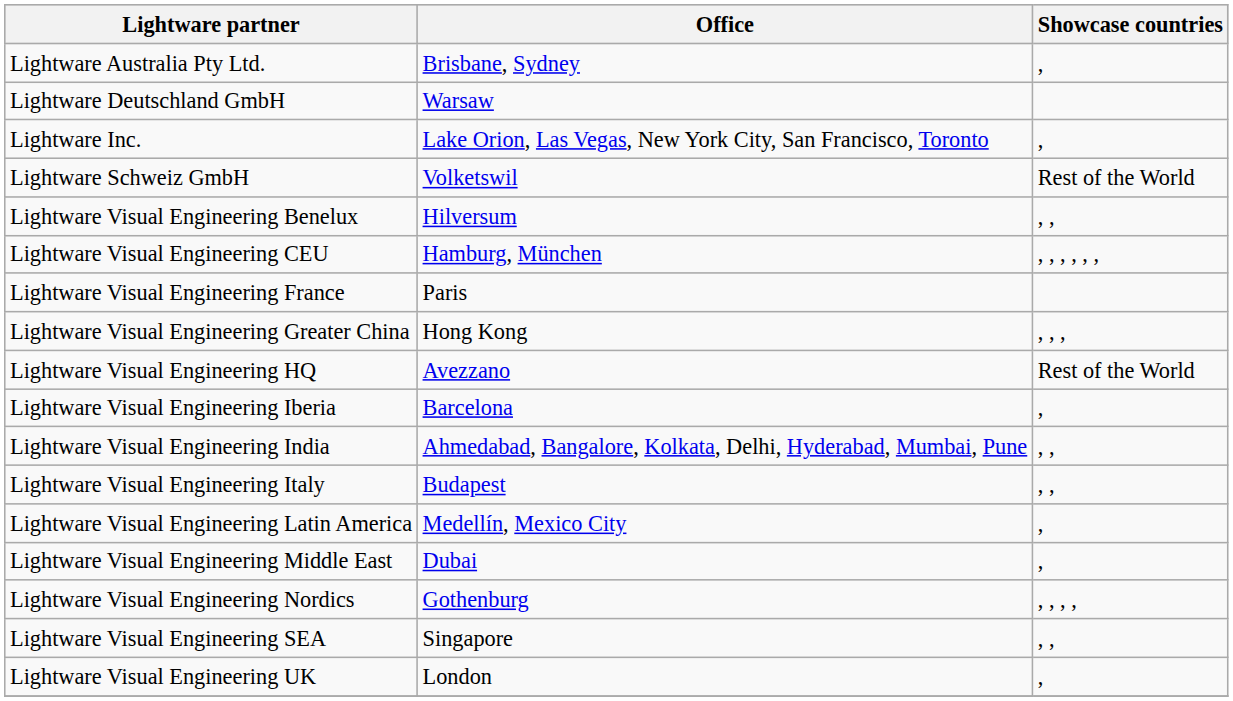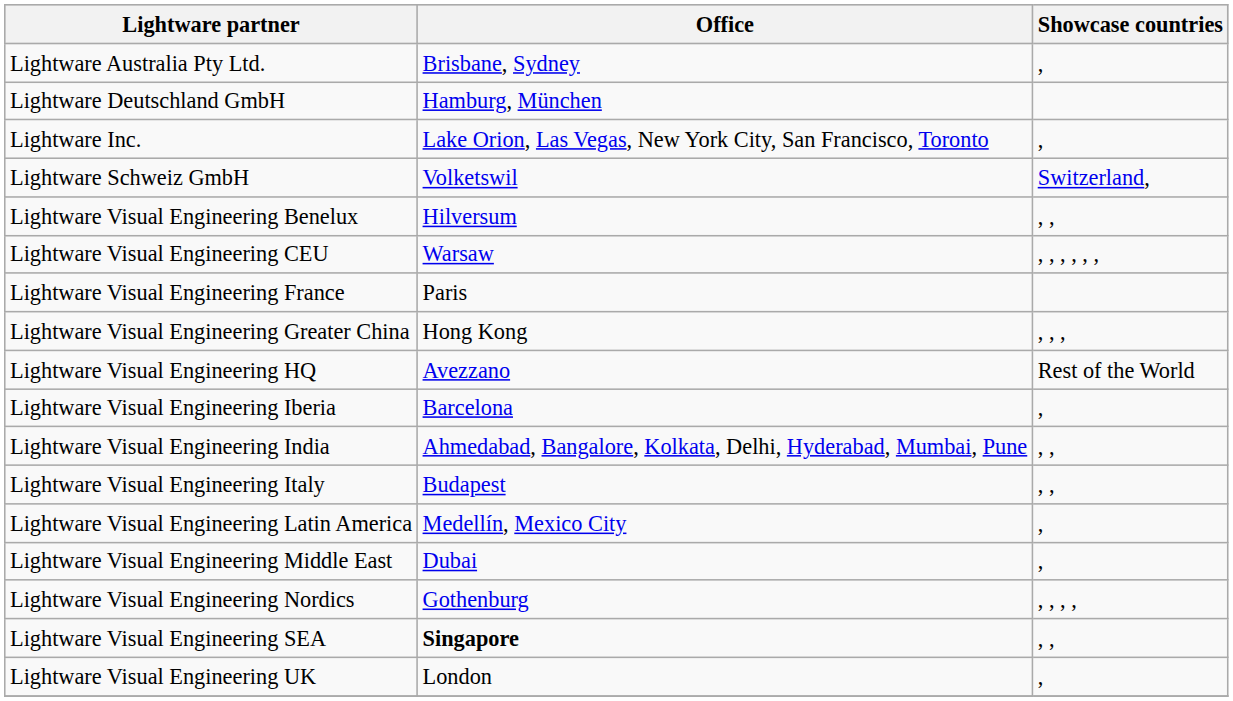(458, 101) Warsaw -> (512, 101) Hamburg, München
(1116, 178) Rest of the World -> (1094, 178) Switzerland,
(512, 255) Hamburg, München -> (458, 255) Warsaw
(468, 638) normal -> (471, 638) bold
